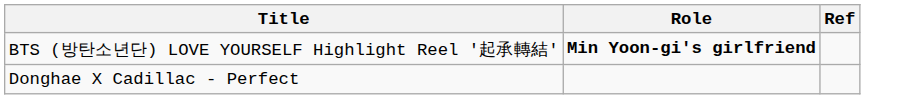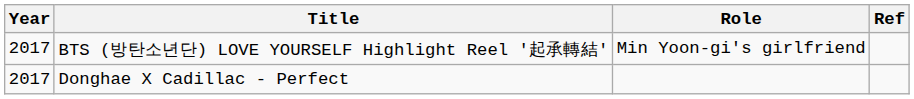+ column: (30, 19)
(691, 49) bold -> (741, 49) normal
